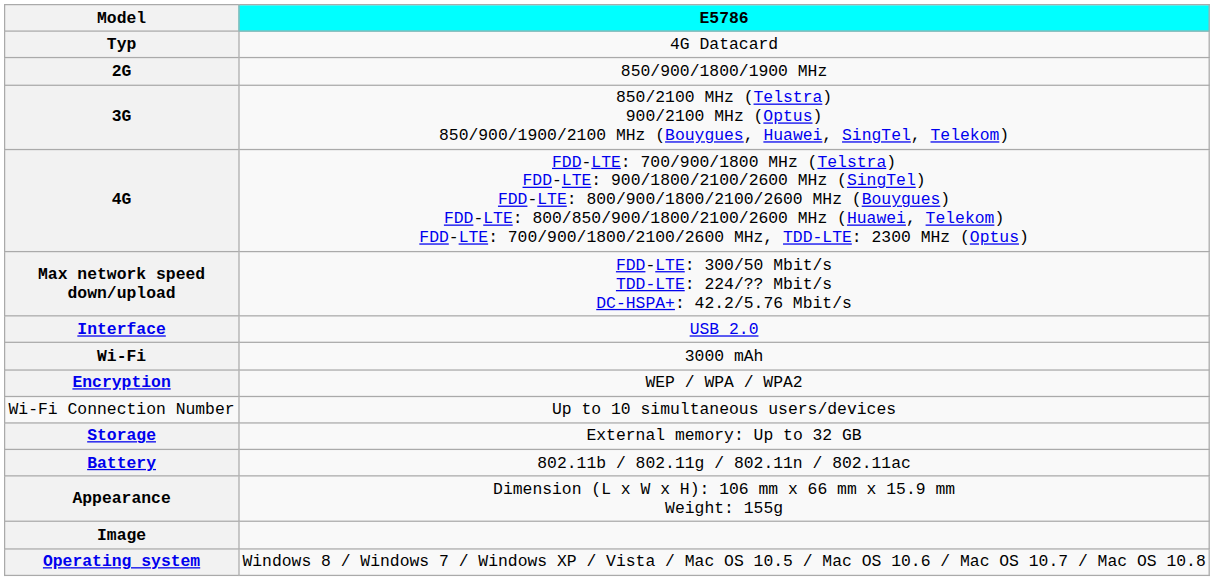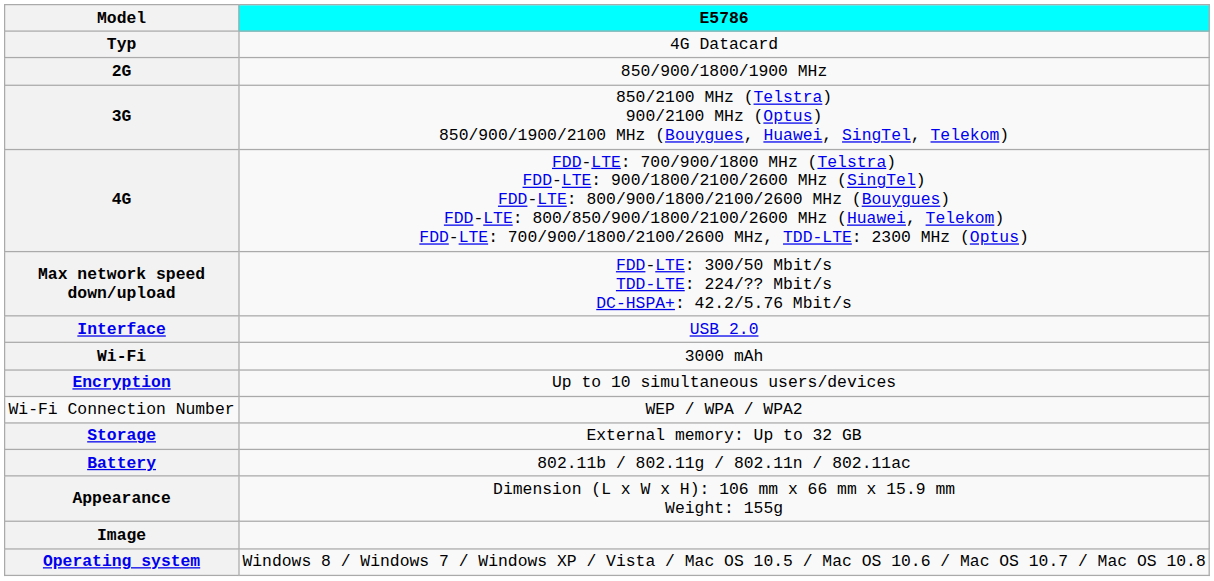(724, 383) WEP / WPA / WPA2 -> (724, 383) Up to 10 simultaneous users/devices
(724, 409) Up to 10 simultaneous users/devices -> (724, 409) WEP / WPA / WPA2
